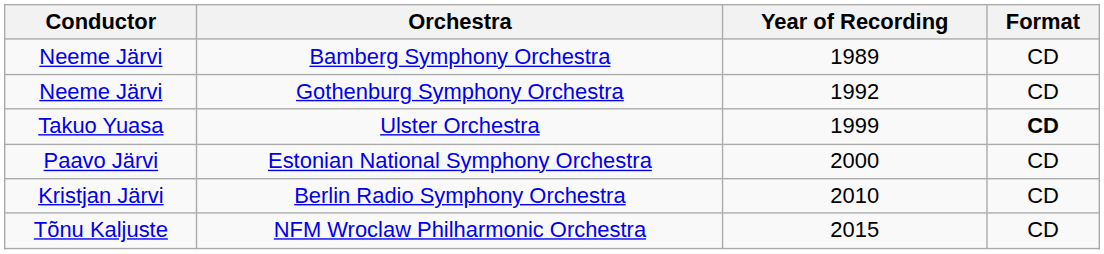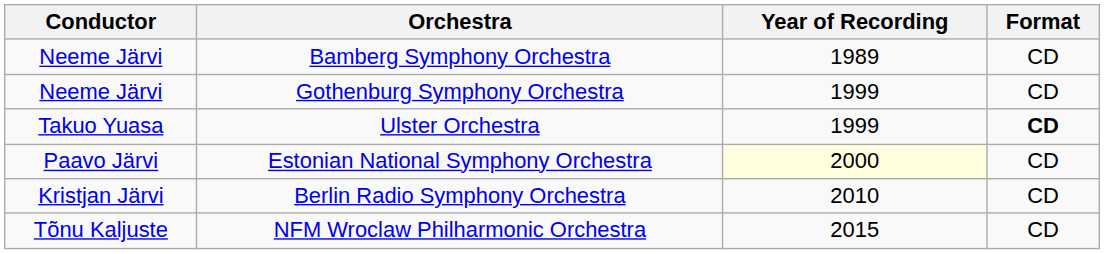(855, 91) 1992 -> (855, 91) 1999
(855, 160) no background -> (855, 160) lightyellow background
